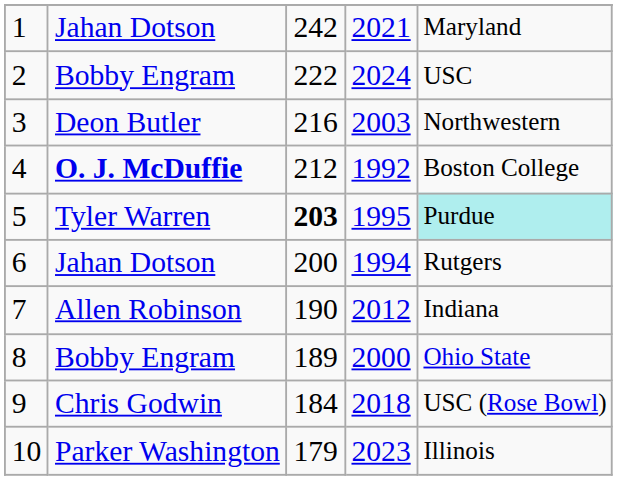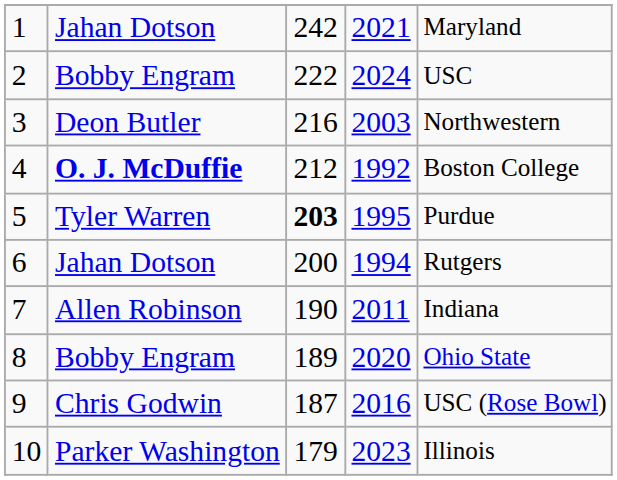(459, 215) paleturquoise background -> (459, 215) no background
(381, 309) 2012 -> (381, 309) 2011
(381, 356) 2000 -> (381, 356) 2020
(316, 403) 184 -> (316, 403) 187
(381, 403) 2018 -> (381, 403) 2016
